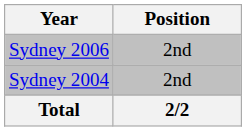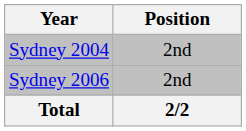rows swapped: (59, 79) <-> (59, 49)
